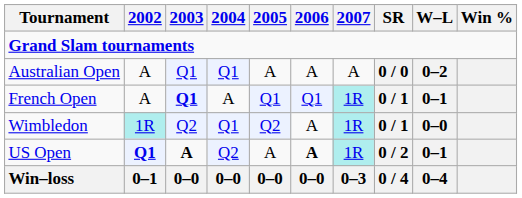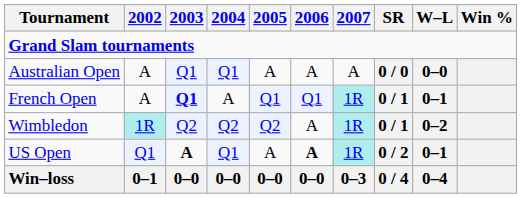(435, 71) 0–2 -> (435, 71) 0–0
(228, 125) Q1 -> (228, 125) Q2
(435, 125) 0–0 -> (435, 125) 0–2
(145, 152) bold -> (145, 152) normal
(228, 152) Q2 -> (228, 152) Q1
